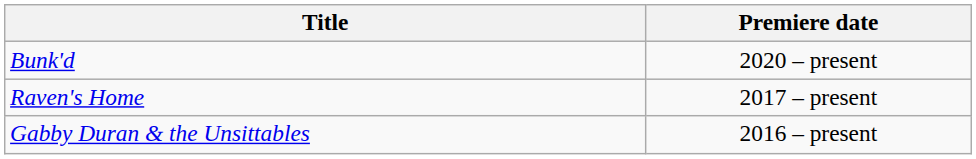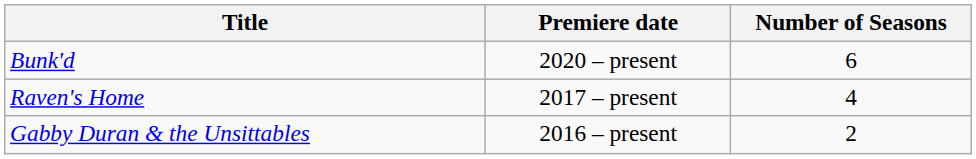+ column: (851, 23)
